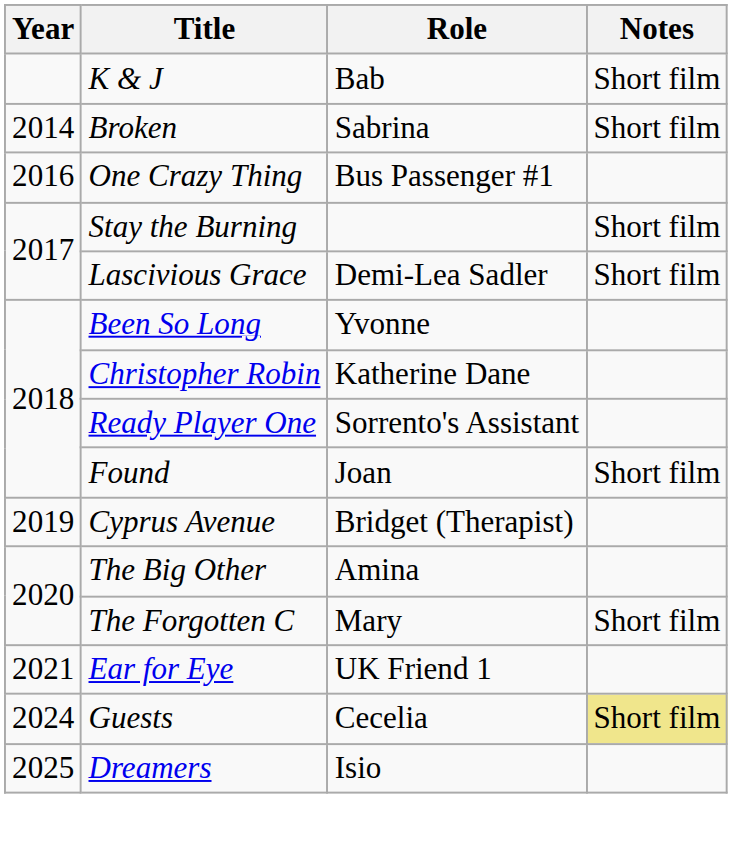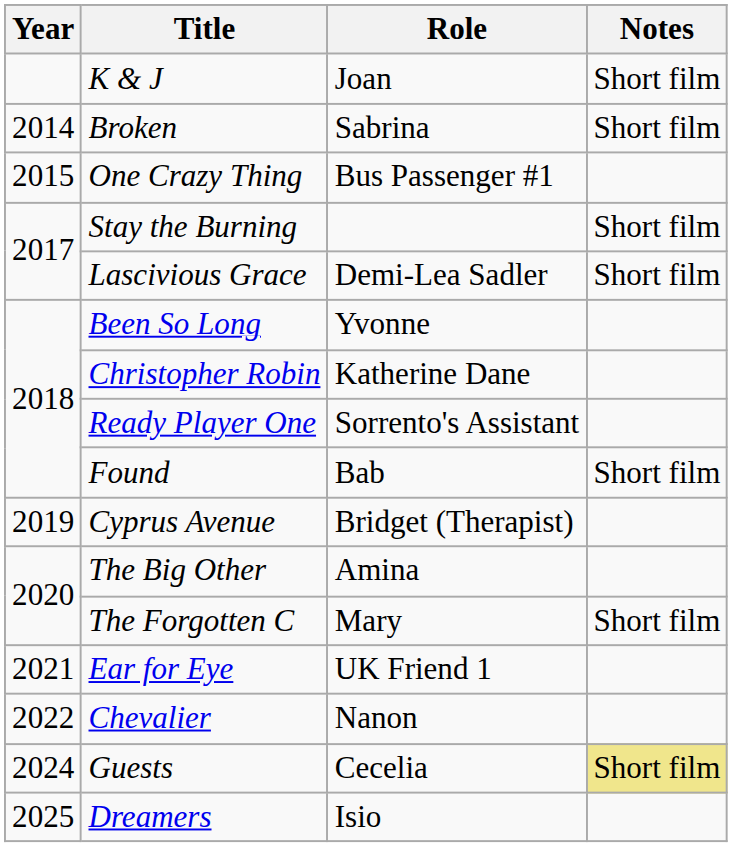(360, 78) Bab -> (363, 78) Joan
(43, 176) 2016 -> (43, 176) 2015
(363, 472) Joan -> (360, 472) Bab
+ row: (150, 718)
